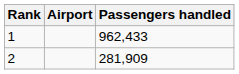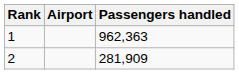(123, 36) 962,433 -> (123, 36) 962,363
